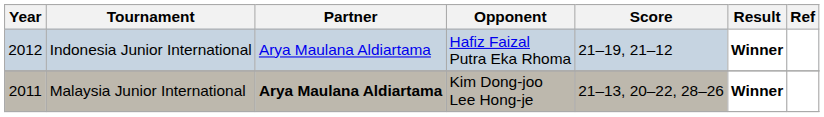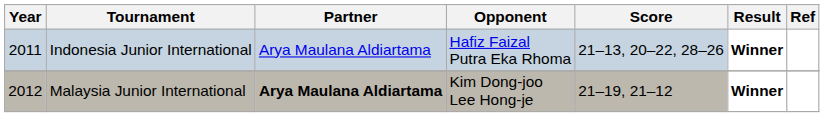(25, 50) 2012 -> (25, 50) 2011
(625, 50) 21–19, 21–12 -> (651, 50) 21–13, 20–22, 28–26
(25, 91) 2011 -> (25, 91) 2012
(651, 91) 21–13, 20–22, 28–26 -> (625, 91) 21–19, 21–12
